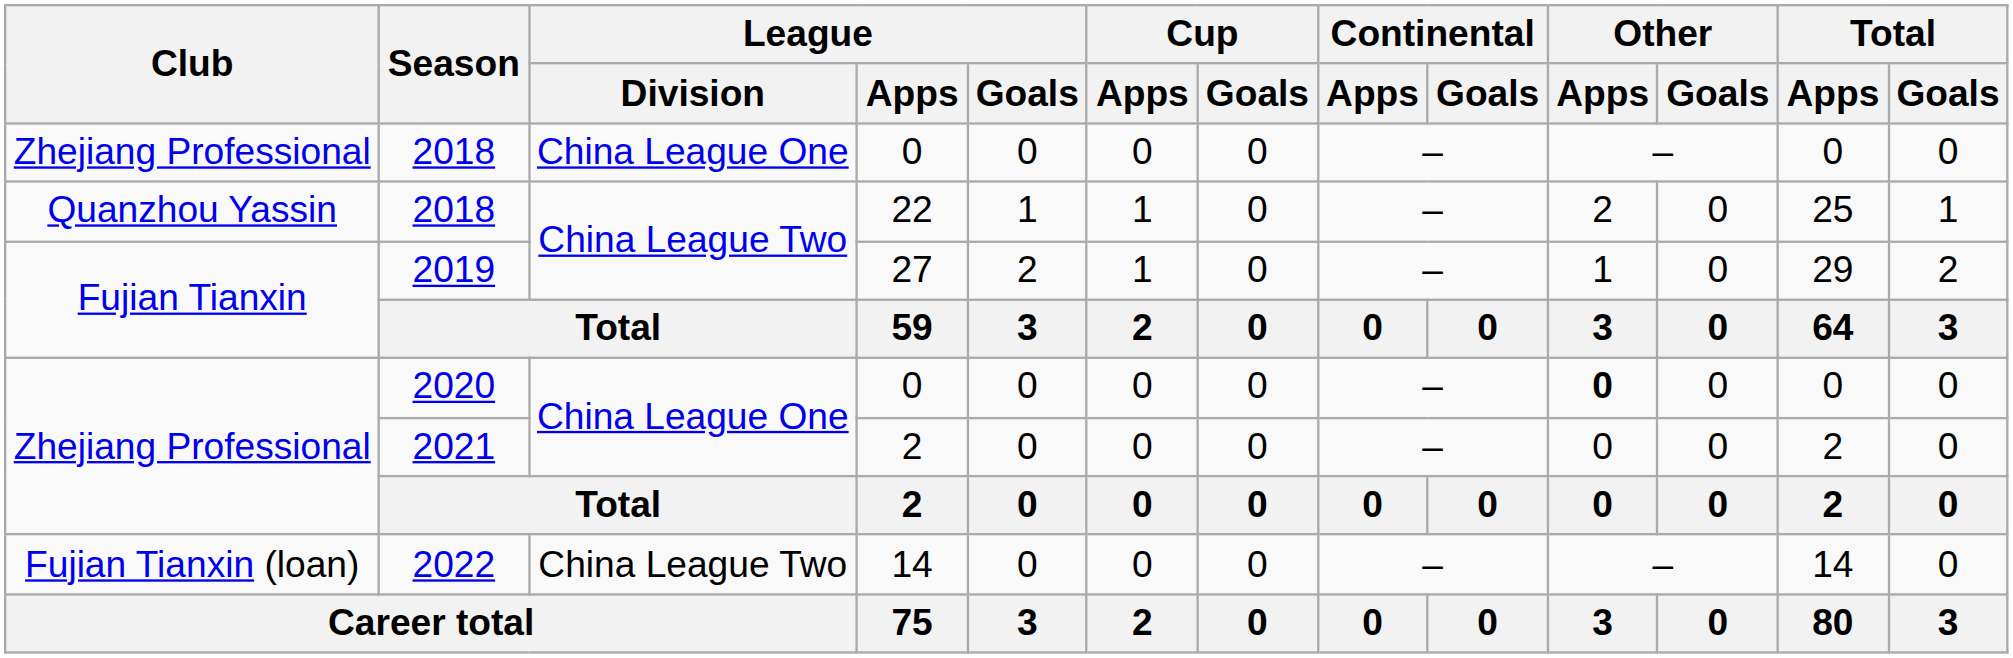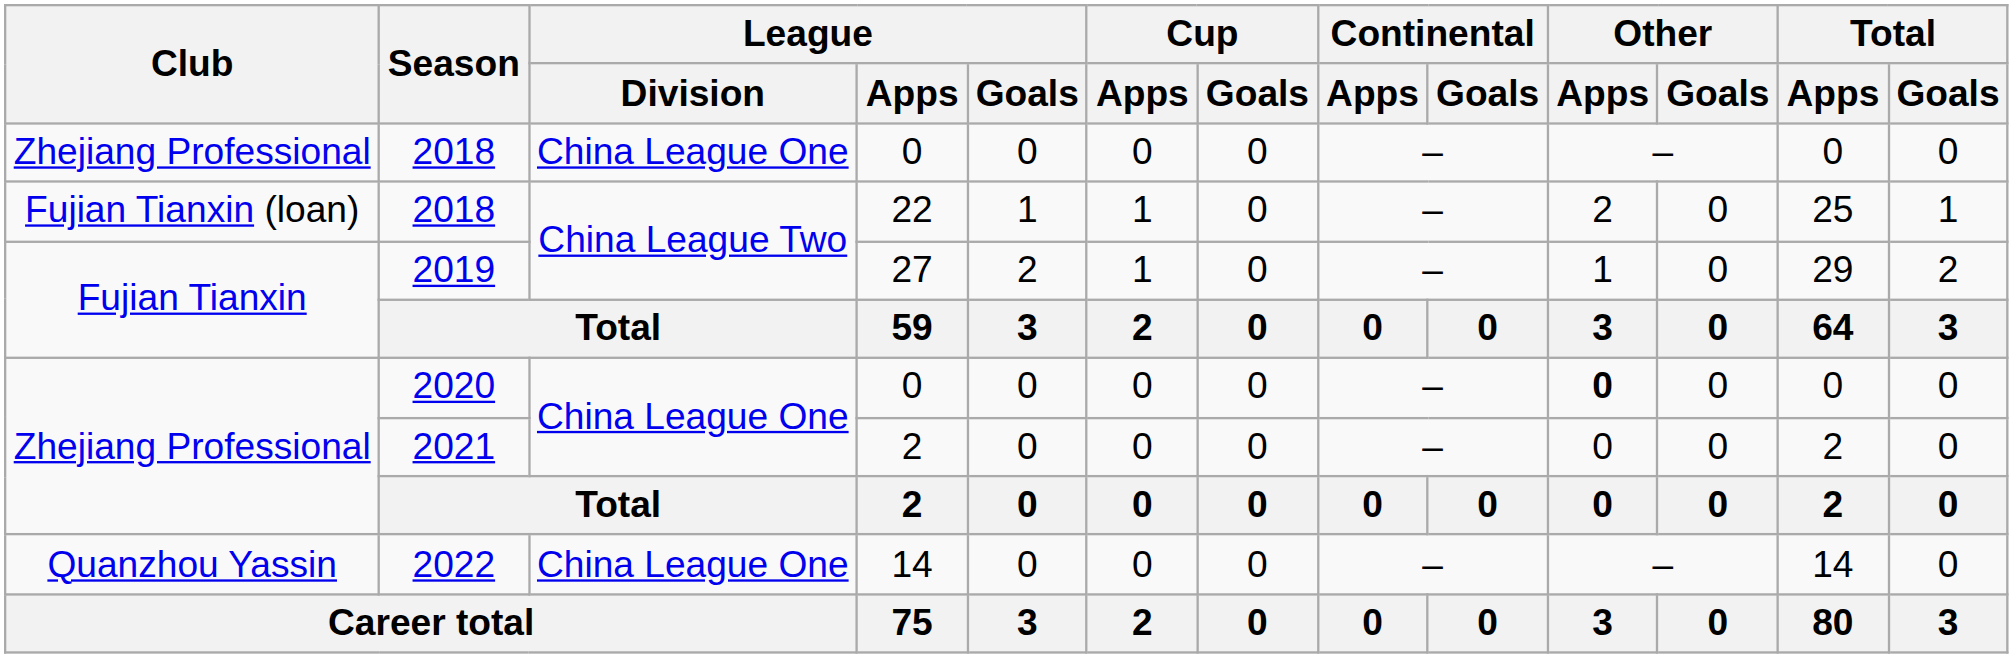(192, 210) Quanzhou Yassin -> (192, 210) Fujian Tianxin (loan)
(192, 563) Fujian Tianxin (loan) -> (192, 563) Quanzhou Yassin
(693, 563) China League Two -> (693, 563) China League One
